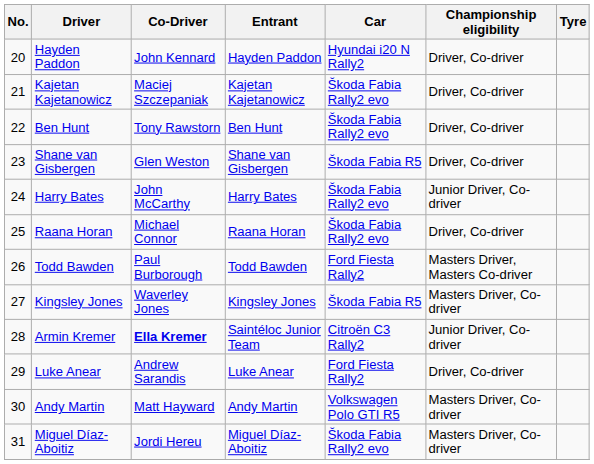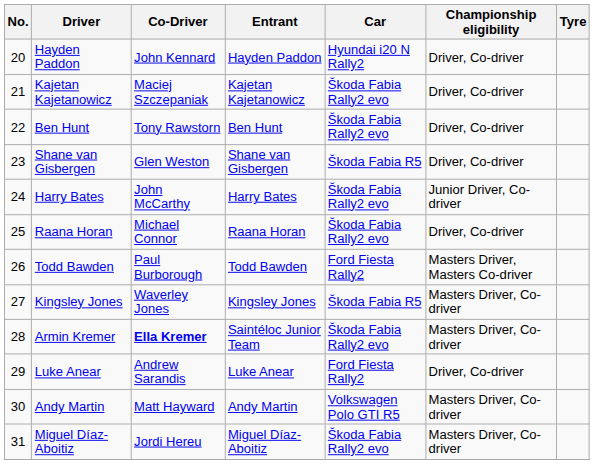(359, 336) Citroën C3 Rally2 -> (365, 336) Škoda Fabia Rally2 evo
(479, 336) Junior Driver, Co-driver -> (485, 336) Masters Driver, Co-driver
